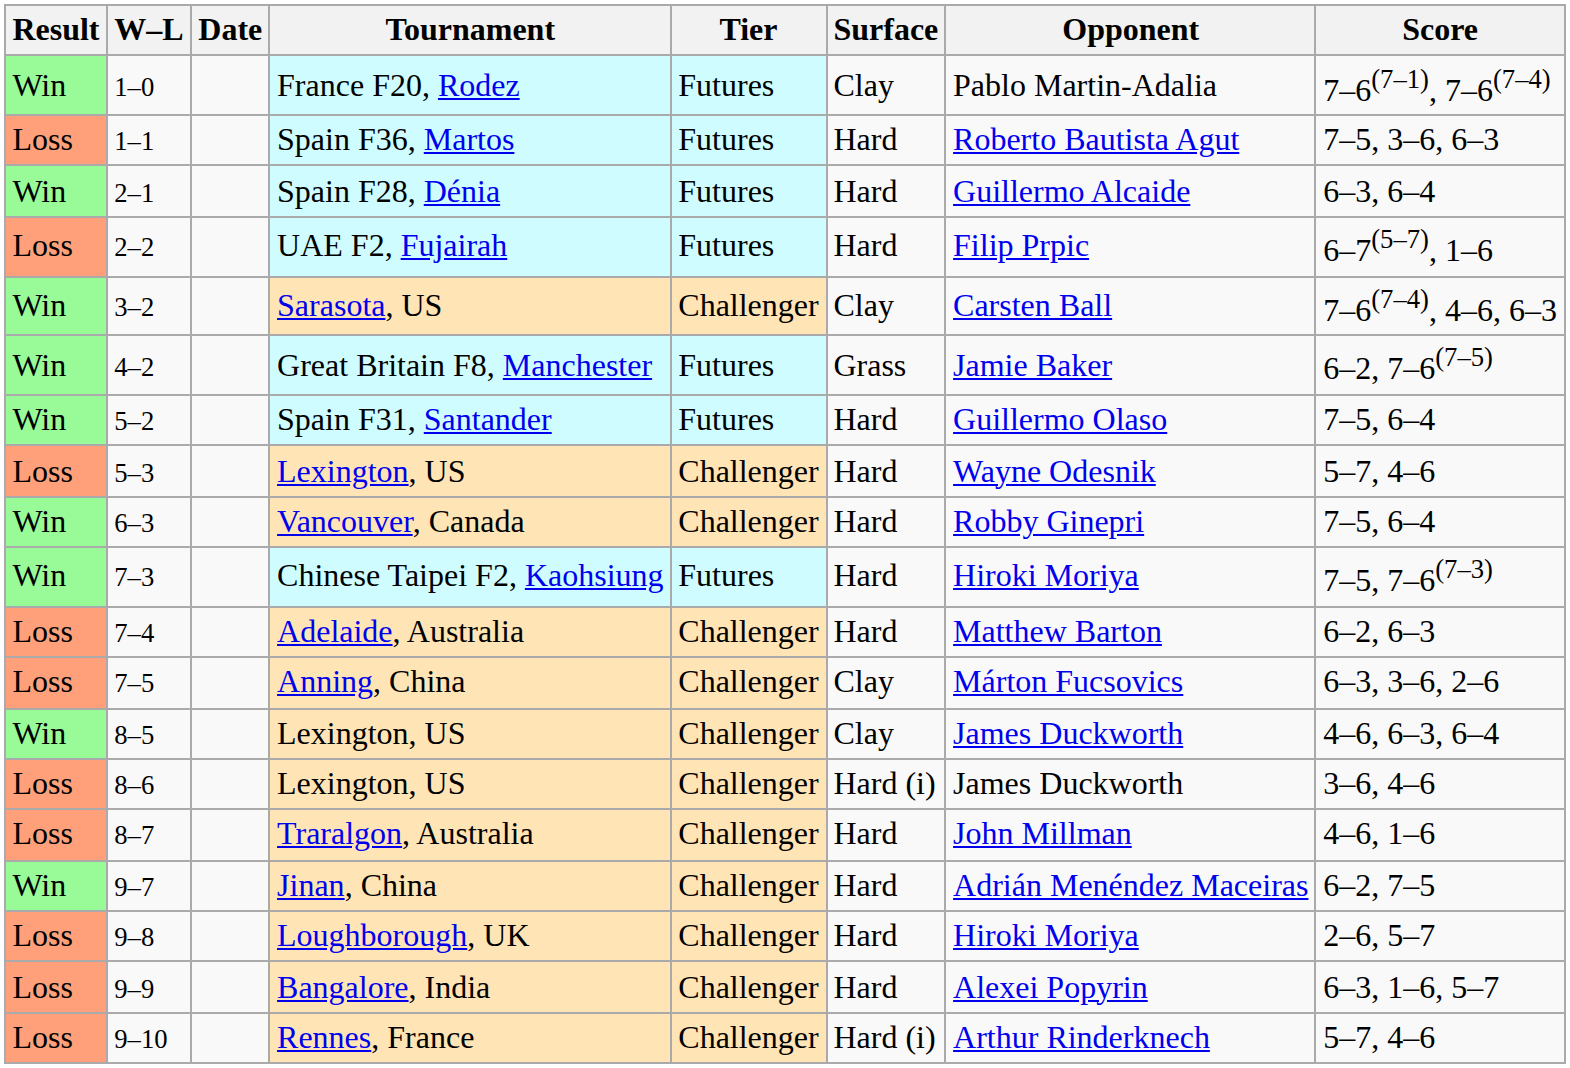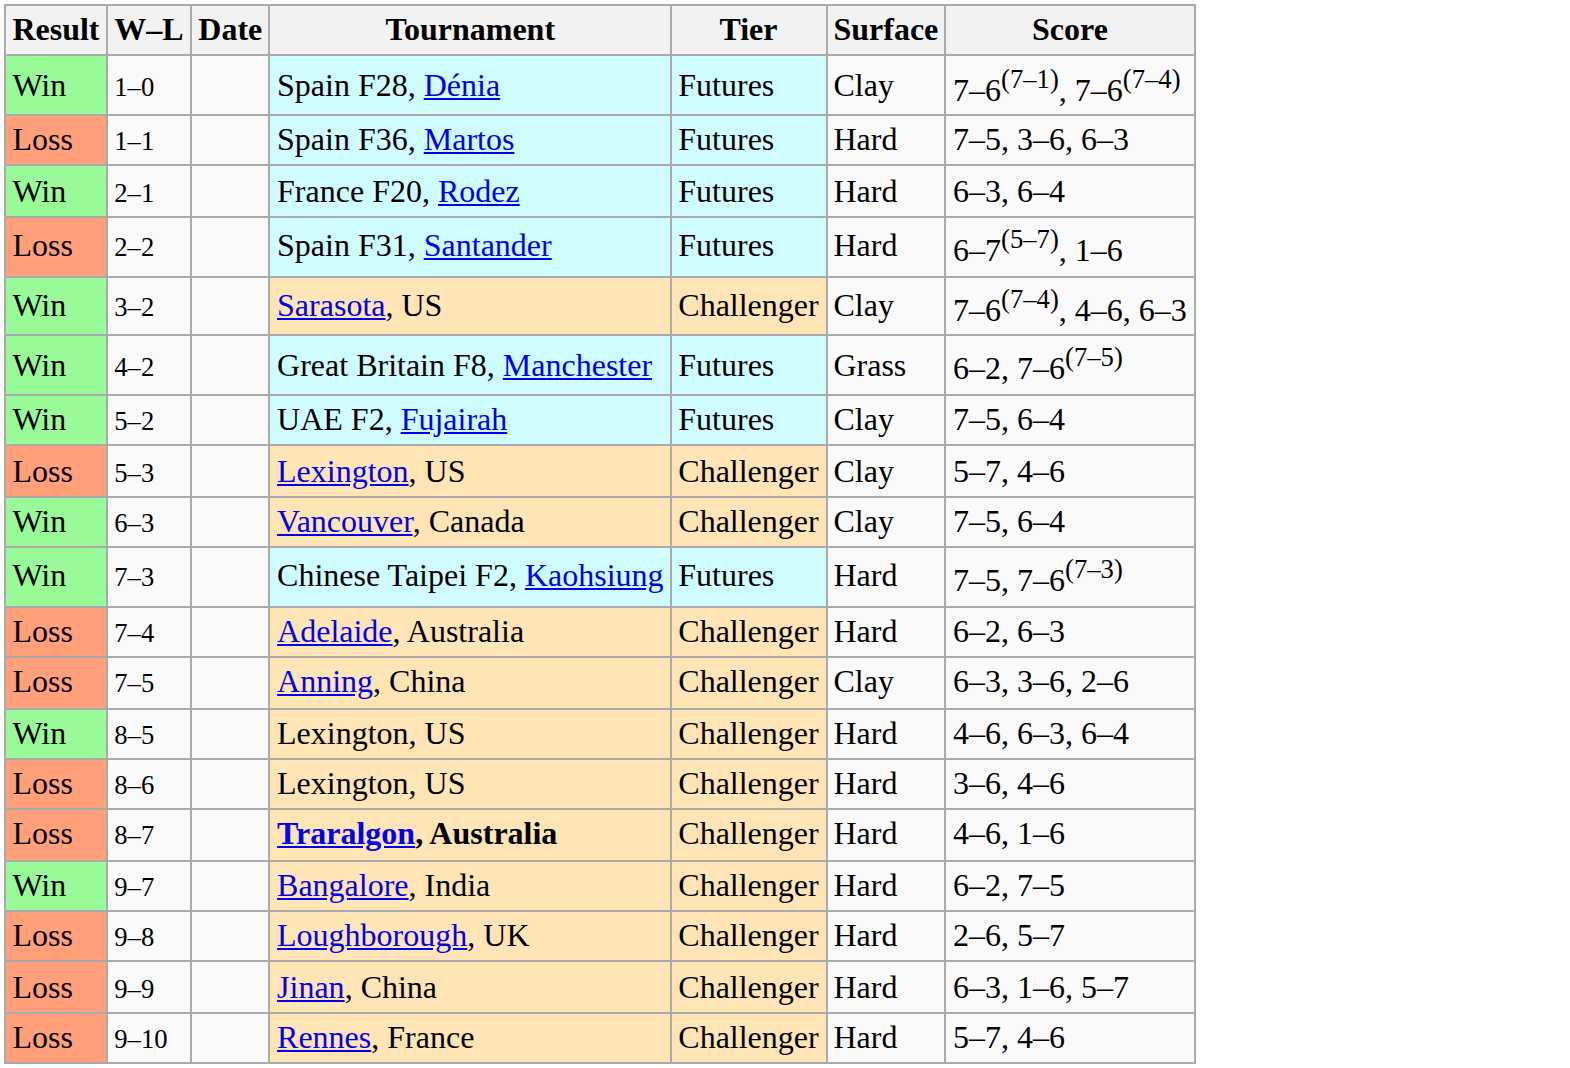- column: (1131, 29)
(398, 84) France F20, Rodez -> (389, 84) Spain F28, Dénia
(389, 190) Spain F28, Dénia -> (398, 190) France F20, Rodez
(392, 245) UAE F2, Fujairah -> (414, 245) Spain F31, Santander
(414, 419) Spain F31, Santander -> (392, 419) UAE F2, Fujairah
(865, 419) Hard -> (864, 419) Clay
(865, 470) Hard -> (864, 470) Clay
(865, 521) Hard -> (864, 521) Clay
(864, 732) Clay -> (865, 732) Hard
(885, 783) Hard (i) -> (865, 783) Hard
(405, 834) normal -> (417, 834) bold
(357, 885) Jinan, China -> (384, 885) Bangalore, India
(384, 986) Bangalore, India -> (357, 986) Jinan, China
(885, 1037) Hard (i) -> (865, 1037) Hard
